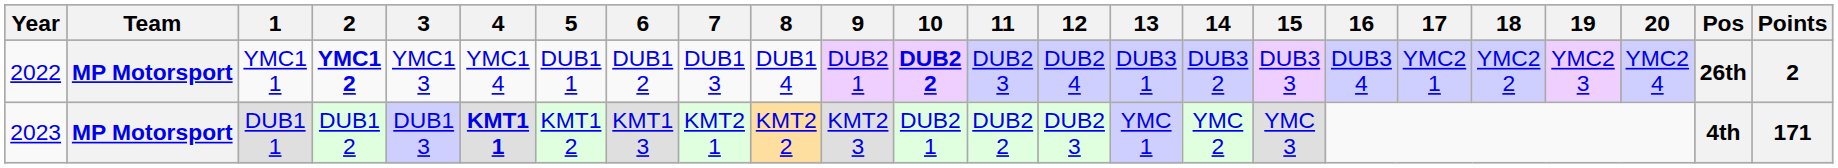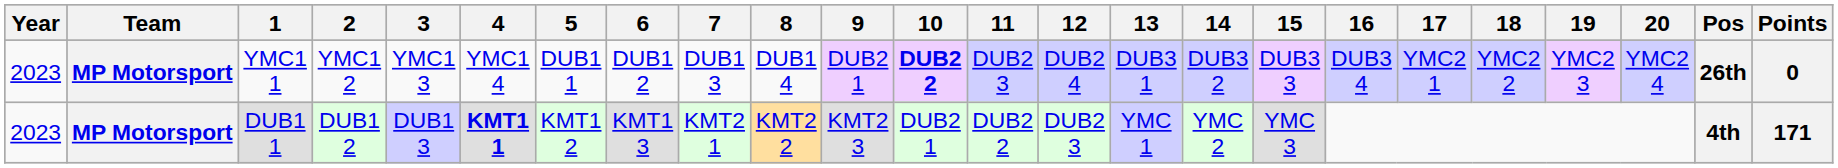(36, 71) 2022 -> (36, 71) 2023
(349, 71) bold -> (349, 71) normal
(1793, 71) 2 -> (1793, 71) 0
